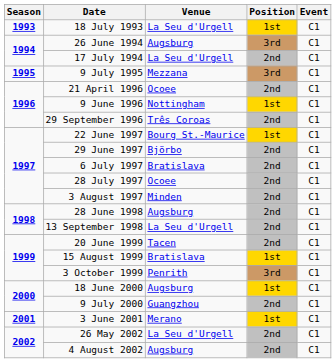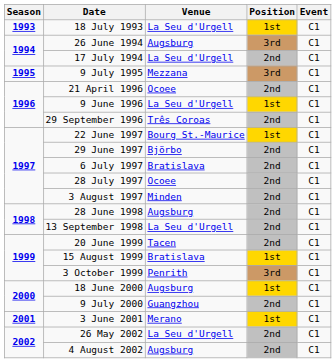(176, 105) Nottingham -> (190, 105) La Seu d'Urgell
